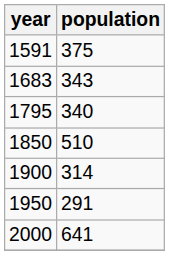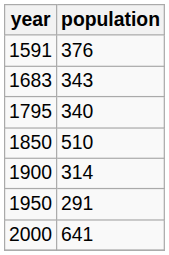(77, 50) 375 -> (77, 50) 376
